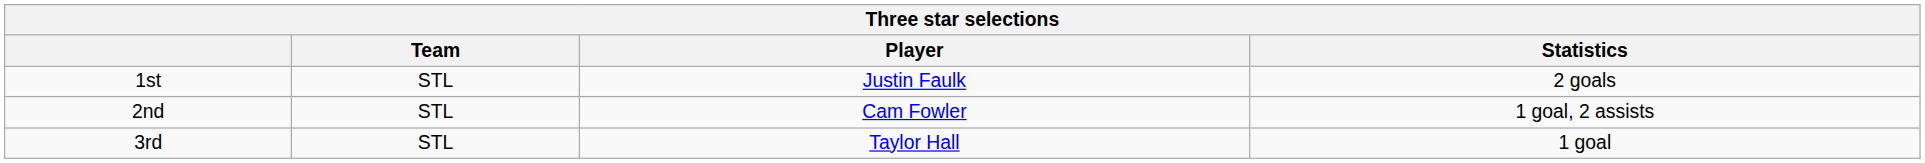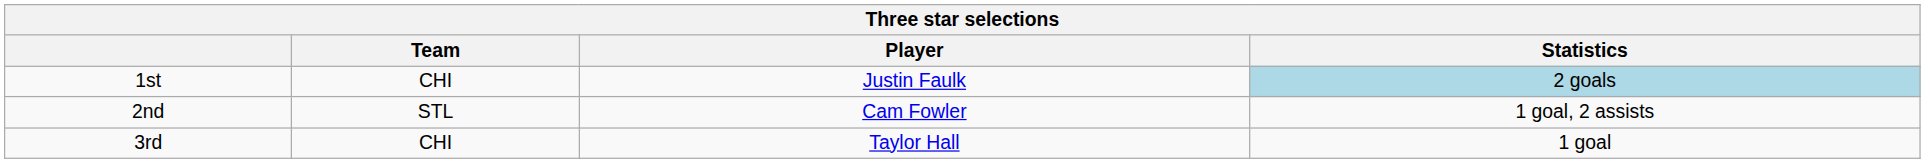(436, 81) STL -> (436, 81) CHI
(1585, 81) no background -> (1585, 81) lightblue background
(436, 142) STL -> (436, 142) CHI
